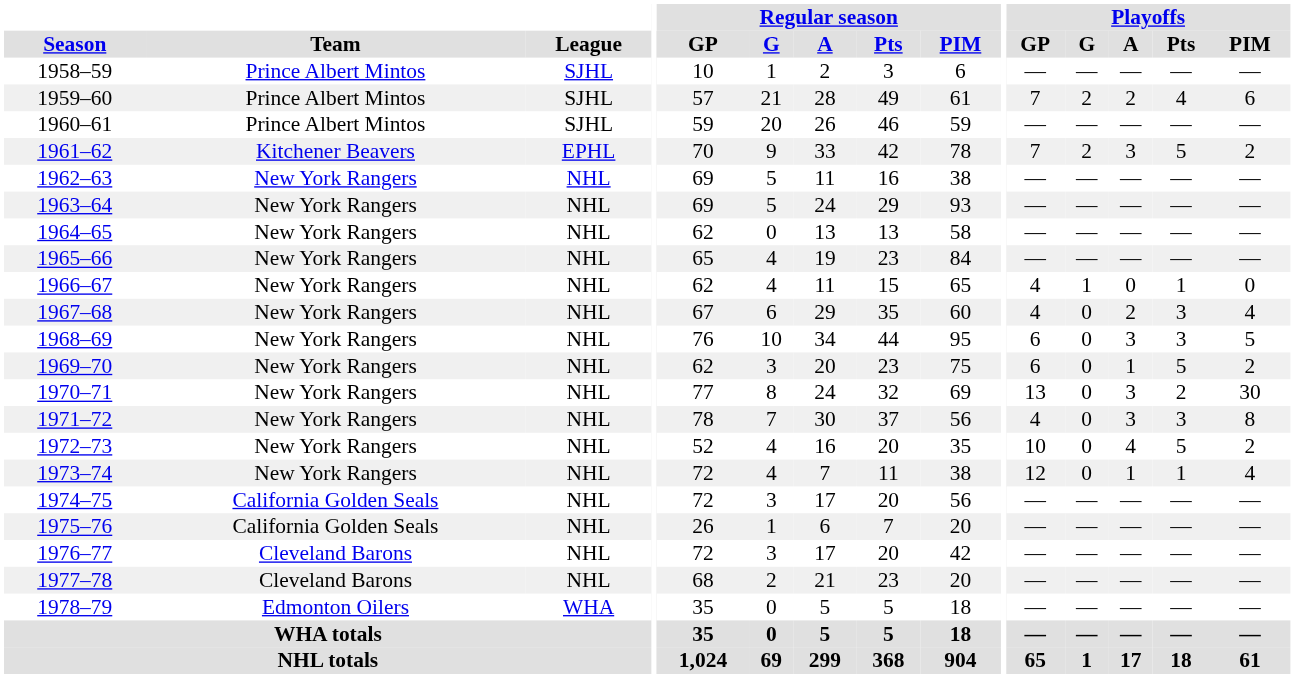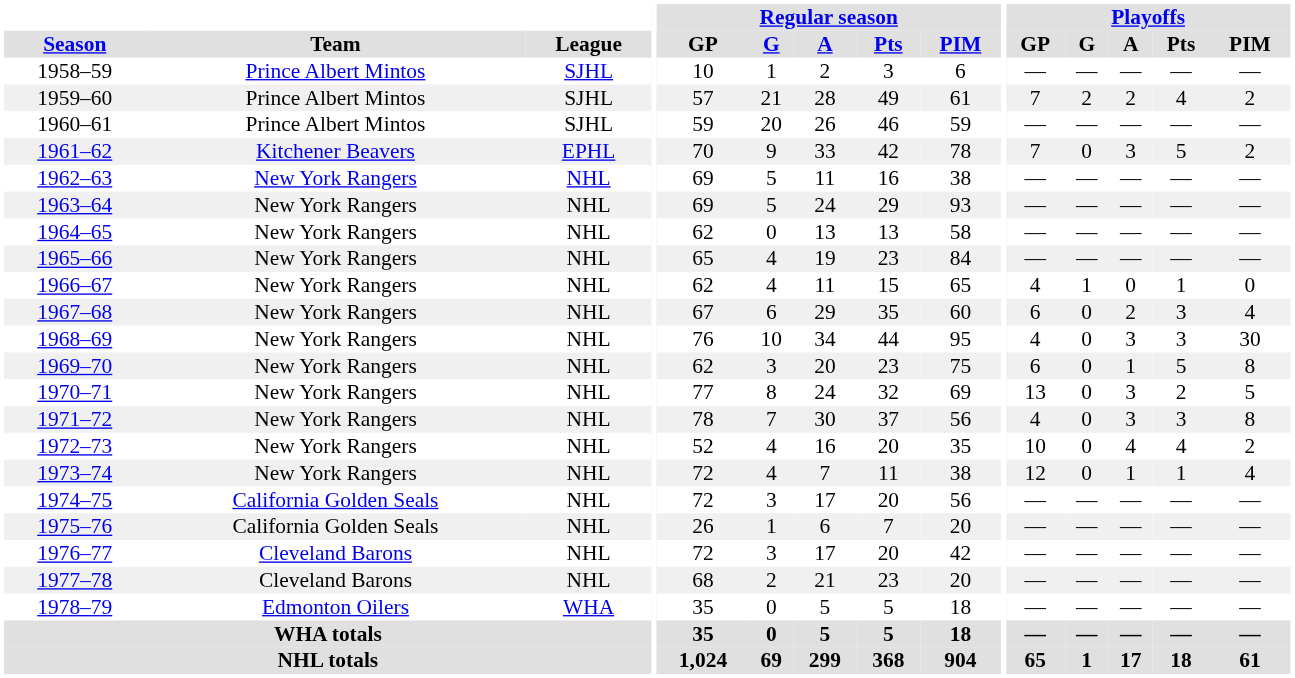(1250, 97) 6 -> (1250, 97) 2
(1087, 151) 2 -> (1087, 151) 0
(1035, 312) 4 -> (1035, 312) 6
(1035, 338) 6 -> (1035, 338) 4
(1250, 338) 5 -> (1250, 338) 30
(1250, 365) 2 -> (1250, 365) 8
(1250, 392) 30 -> (1250, 392) 5
(1181, 446) 5 -> (1181, 446) 4
